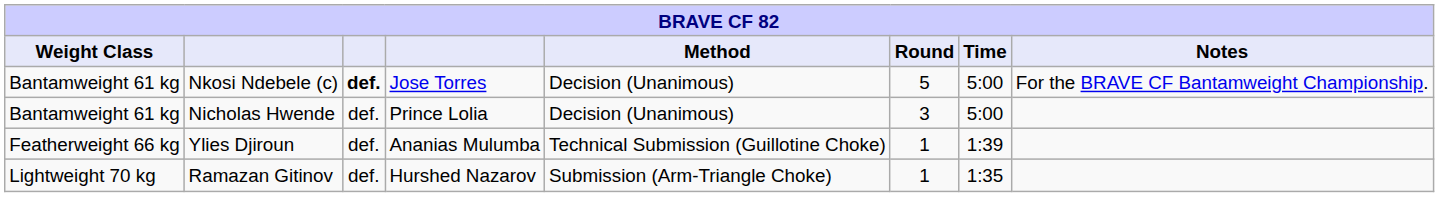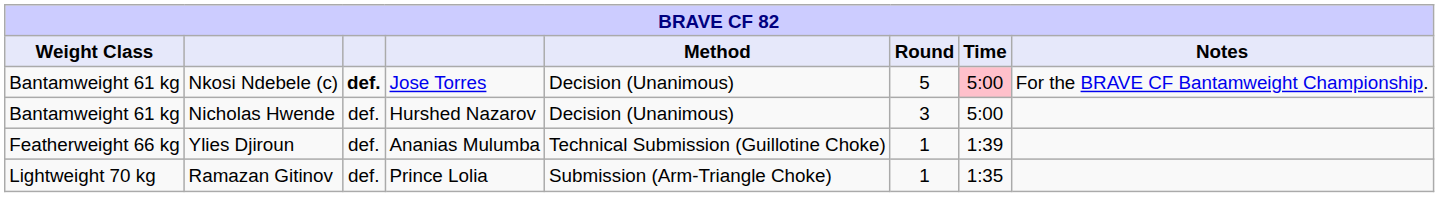(985, 82) no background -> (985, 82) pink background
(439, 113) Prince Lolia -> (463, 113) Hurshed Nazarov
(463, 175) Hurshed Nazarov -> (439, 175) Prince Lolia
